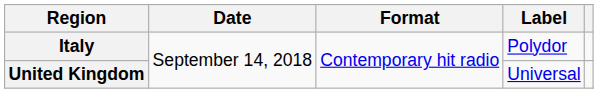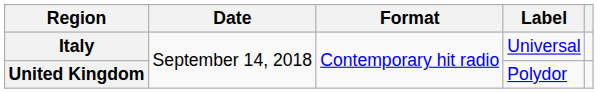(537, 46) Polydor -> (544, 46) Universal
(544, 74) Universal -> (537, 74) Polydor
